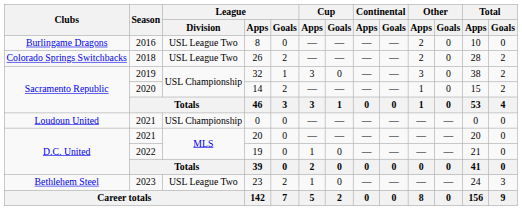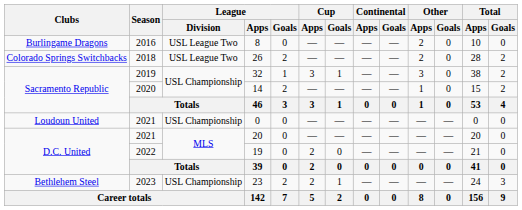(339, 74) 0 -> (339, 74) 1
(312, 151) 1 -> (312, 151) 2
(203, 182) USL League Two -> (203, 182) USL Championship
(312, 182) 1 -> (312, 182) 2
(339, 182) 0 -> (339, 182) 1
